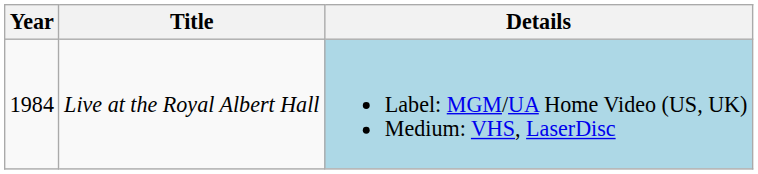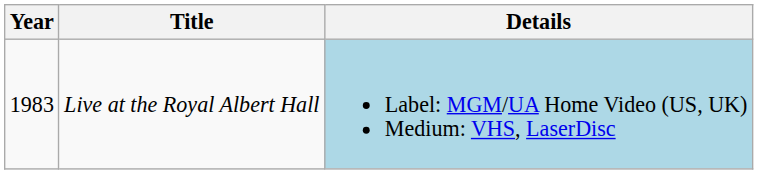(32, 103) 1984 -> (32, 103) 1983
